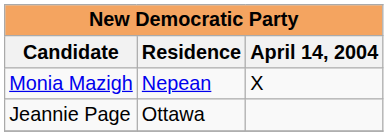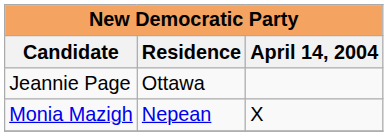rows swapped: (70, 114) <-> (71, 83)
